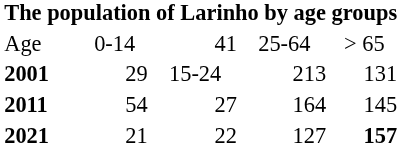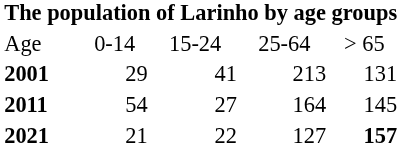(226, 43) 41 -> (195, 43) 15-24
(195, 74) 15-24 -> (226, 74) 41
